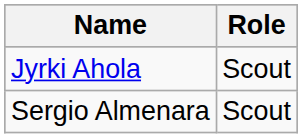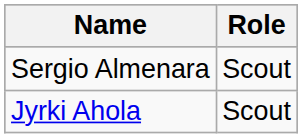rows swapped: (76, 68) <-> (110, 111)
